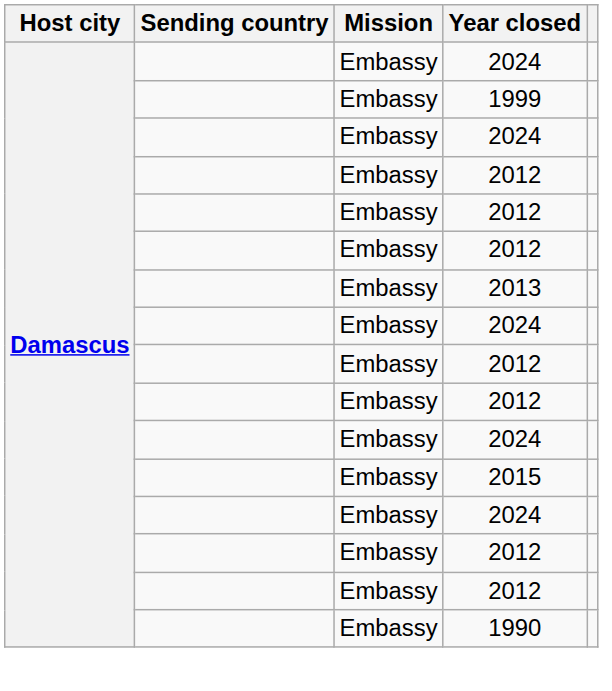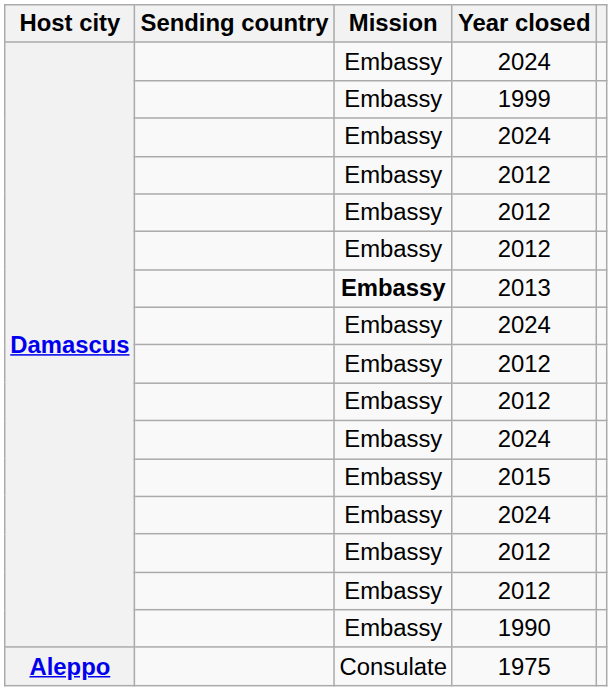(389, 288) normal -> (393, 288) bold
+ row: (70, 666)
